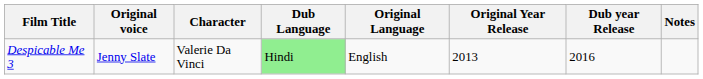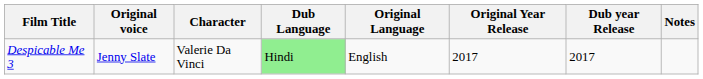(465, 56) 2013 -> (465, 56) 2017
(582, 56) 2016 -> (582, 56) 2017
